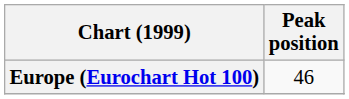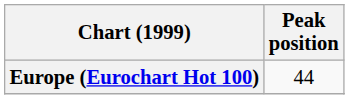(304, 76) 46 -> (304, 76) 44
